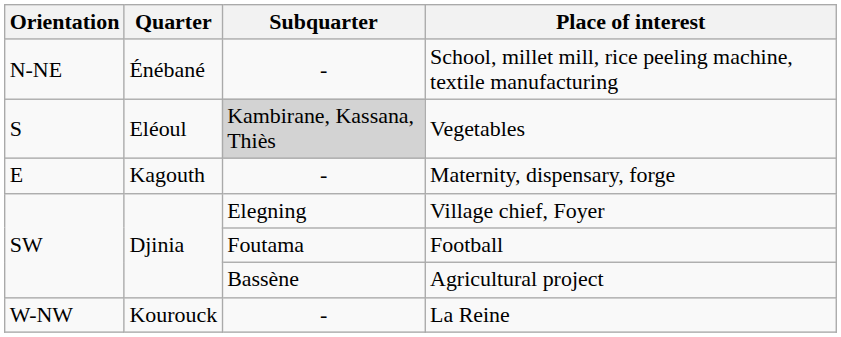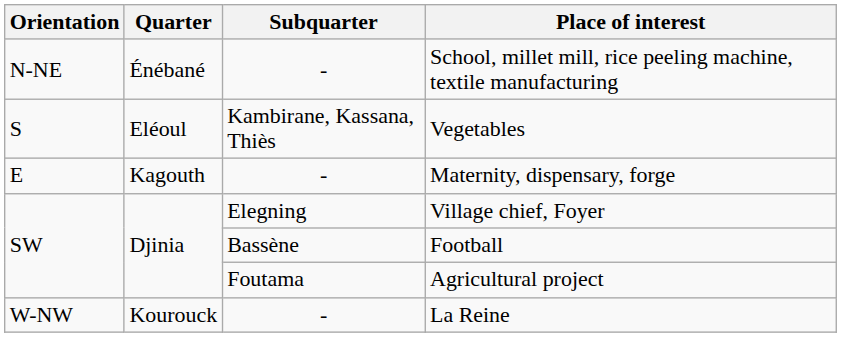(321, 128) lightgrey background -> (321, 128) no background
(266, 245) Foutama -> (263, 245) Bassène
(263, 279) Bassène -> (266, 279) Foutama
